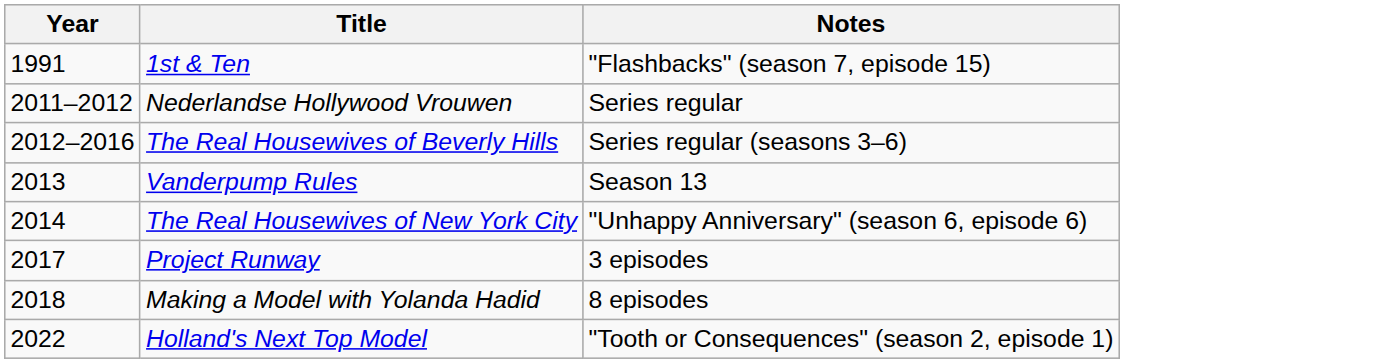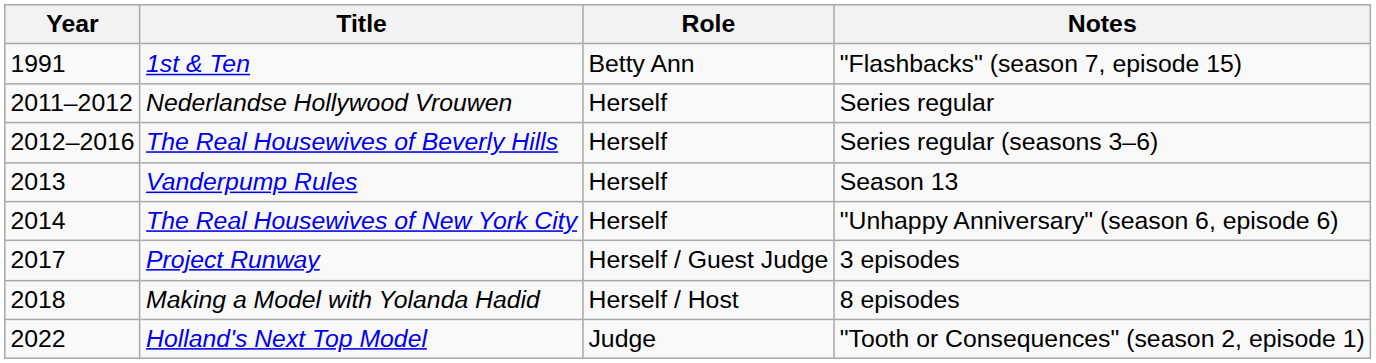+ column: (708, 24)
